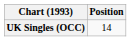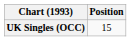(107, 28) 14 -> (107, 28) 15
